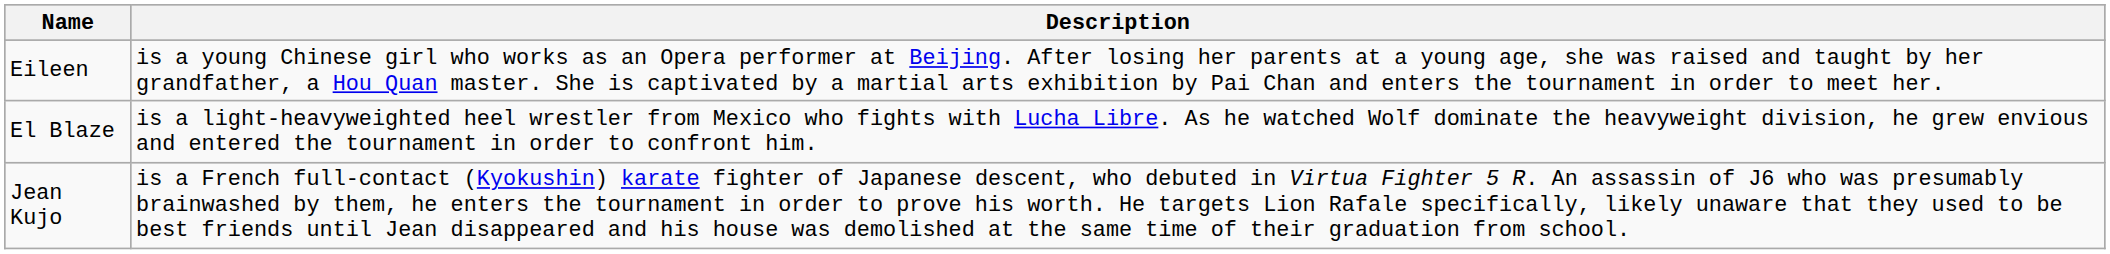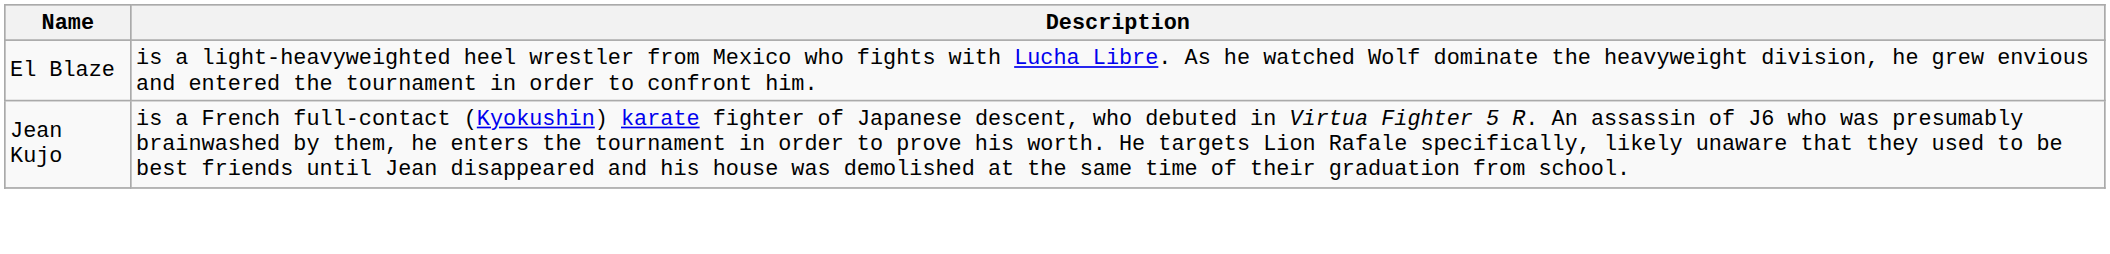- row: (49, 71)
